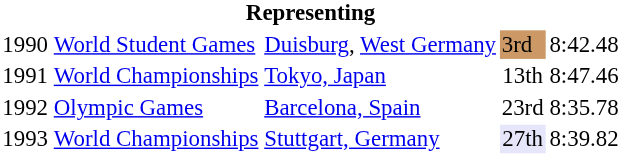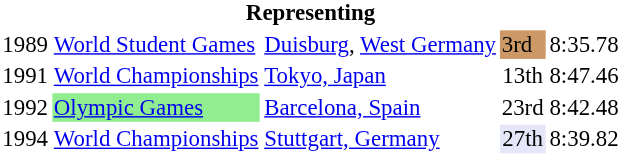(25, 44) 1990 -> (25, 44) 1989
(584, 44) 8:42.48 -> (584, 44) 8:35.78
(128, 107) no background -> (128, 107) lightgreen background
(584, 107) 8:35.78 -> (584, 107) 8:42.48
(25, 138) 1993 -> (25, 138) 1994
